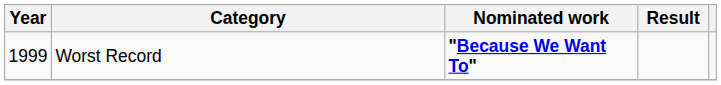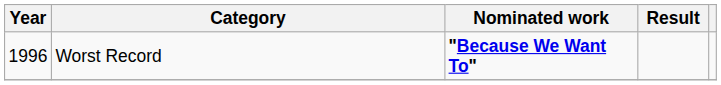(28, 55) 1999 -> (28, 55) 1996
